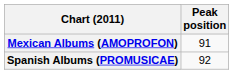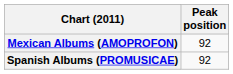(205, 43) 91 -> (205, 43) 92
